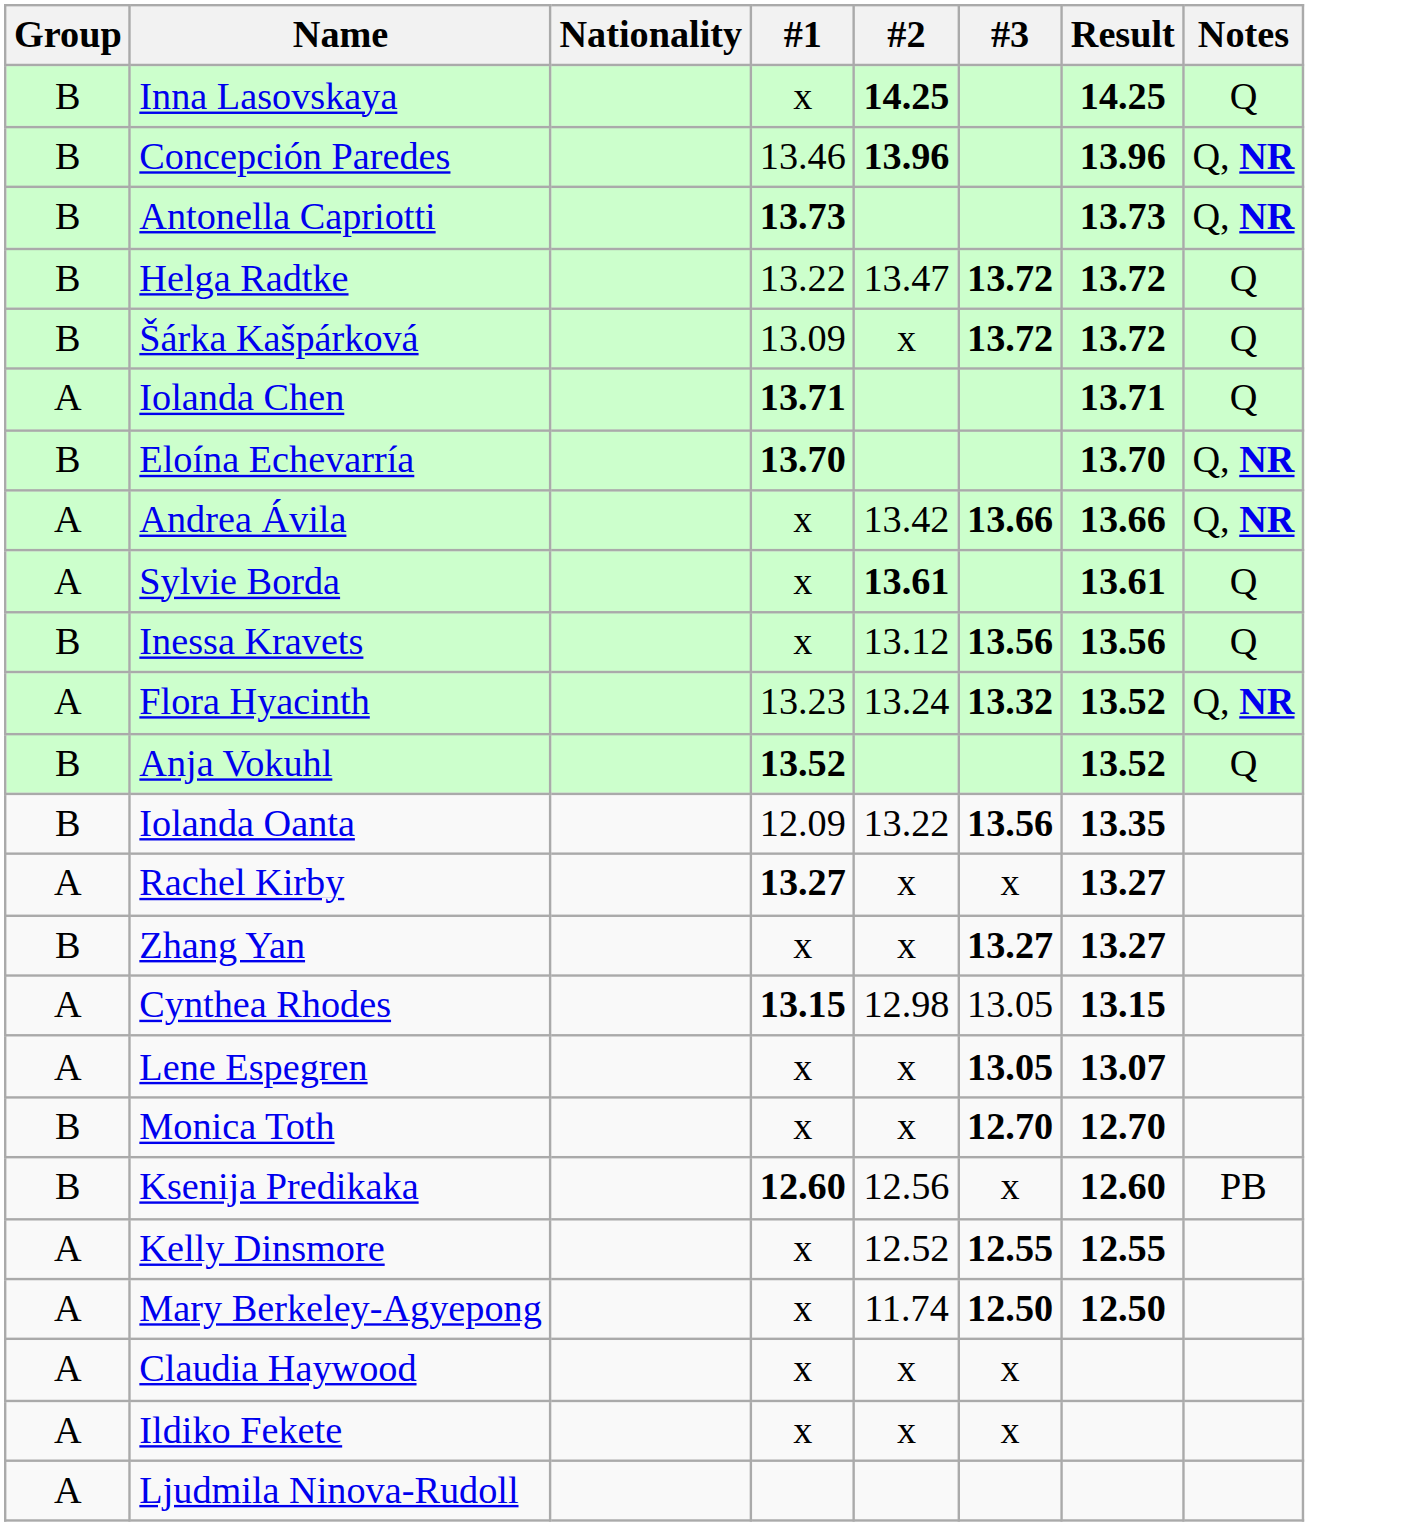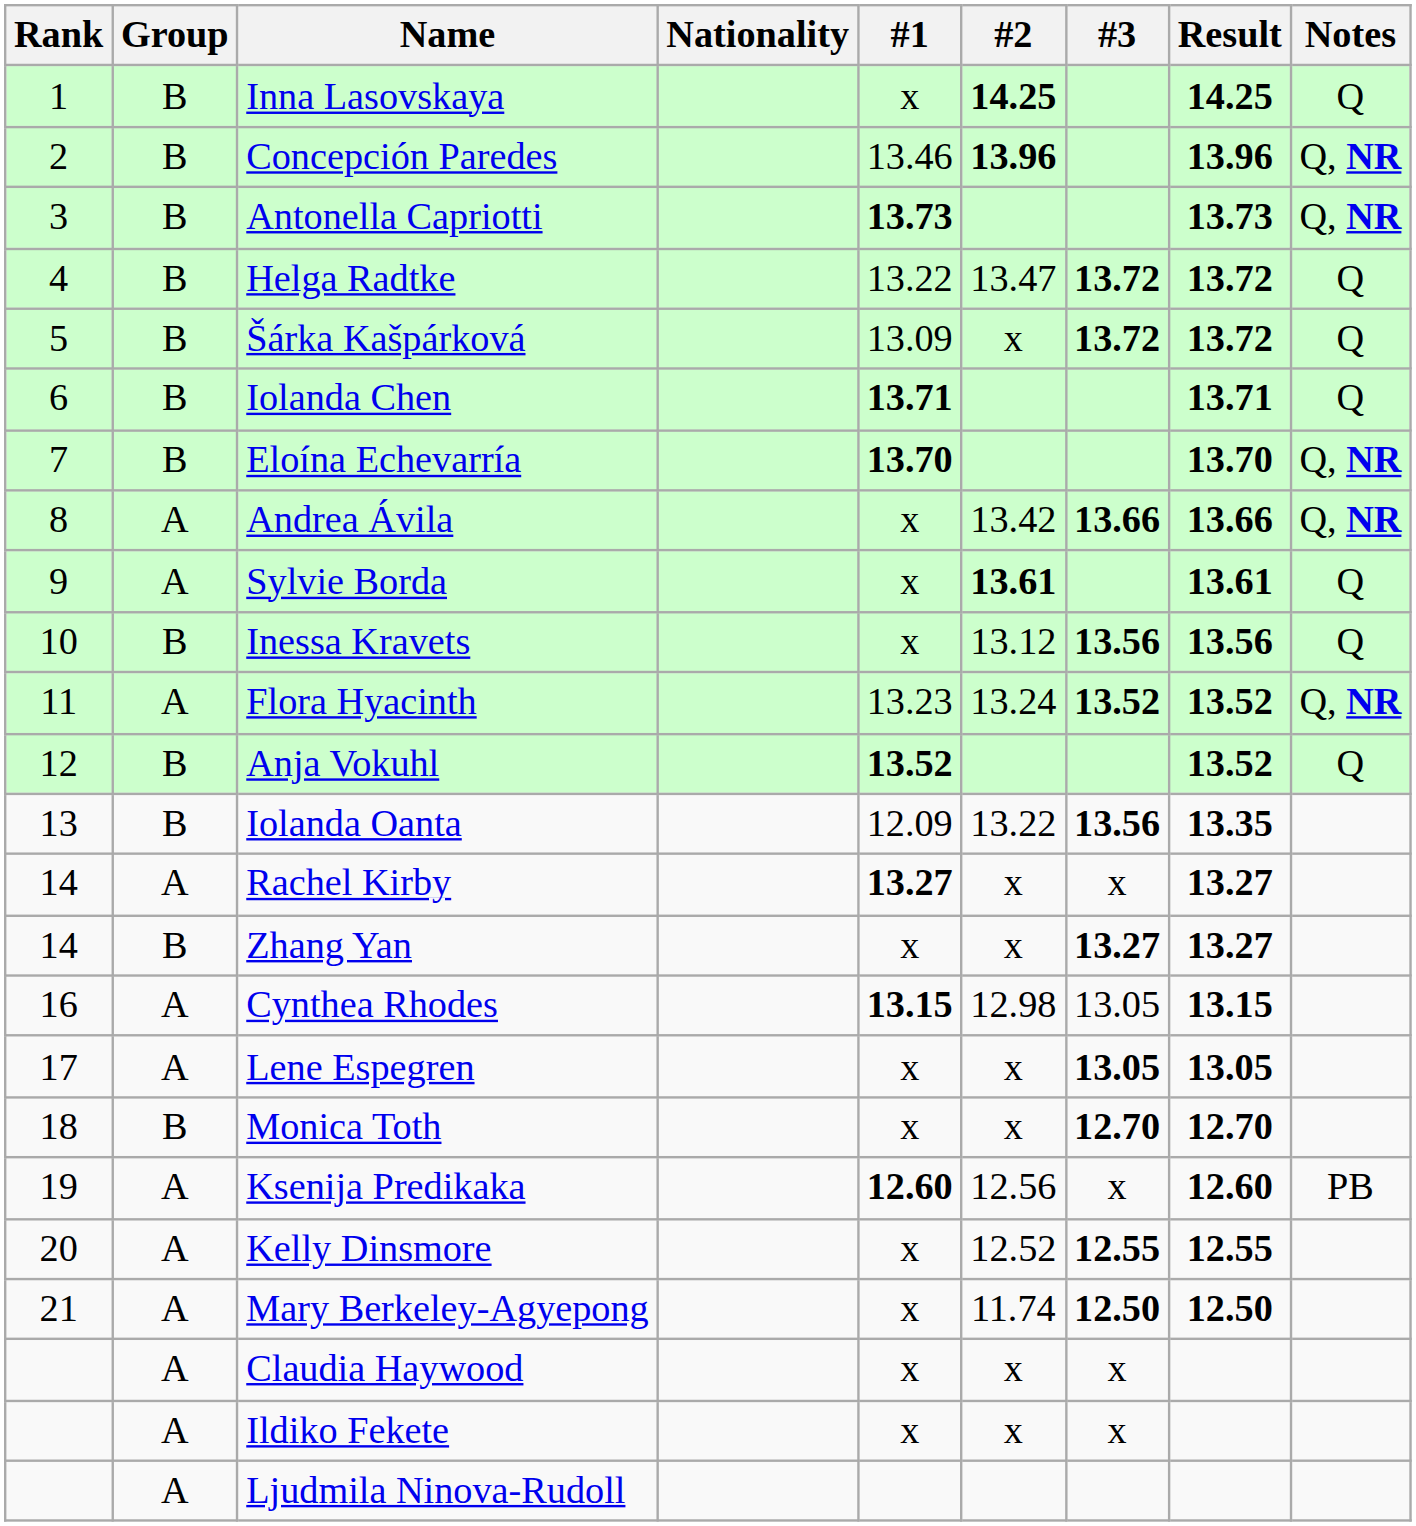+ column: (59, 34)
(68, 398) A -> (175, 398) B
(1010, 701) 13.32 -> (1117, 701) 13.52
(1123, 1065) 13.07 -> (1230, 1065) 13.05
(68, 1187) B -> (175, 1187) A
